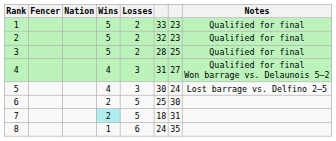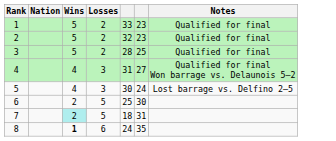- column: (45, 11)
(108, 129) normal -> (74, 129) bold
